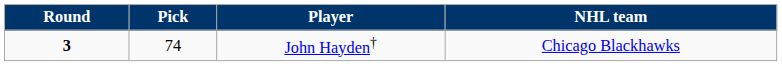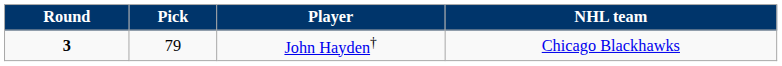(173, 45) 74 -> (173, 45) 79
